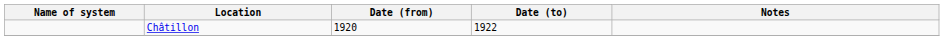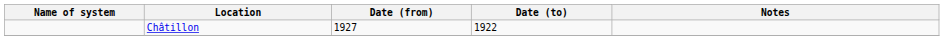(345, 28) 1920 -> (345, 28) 1927
